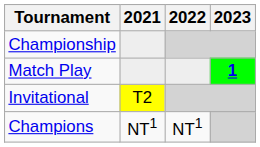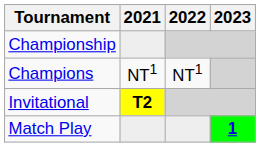rows swapped: (50, 71) <-> (51, 126)
(142, 97) normal -> (142, 102) bold
